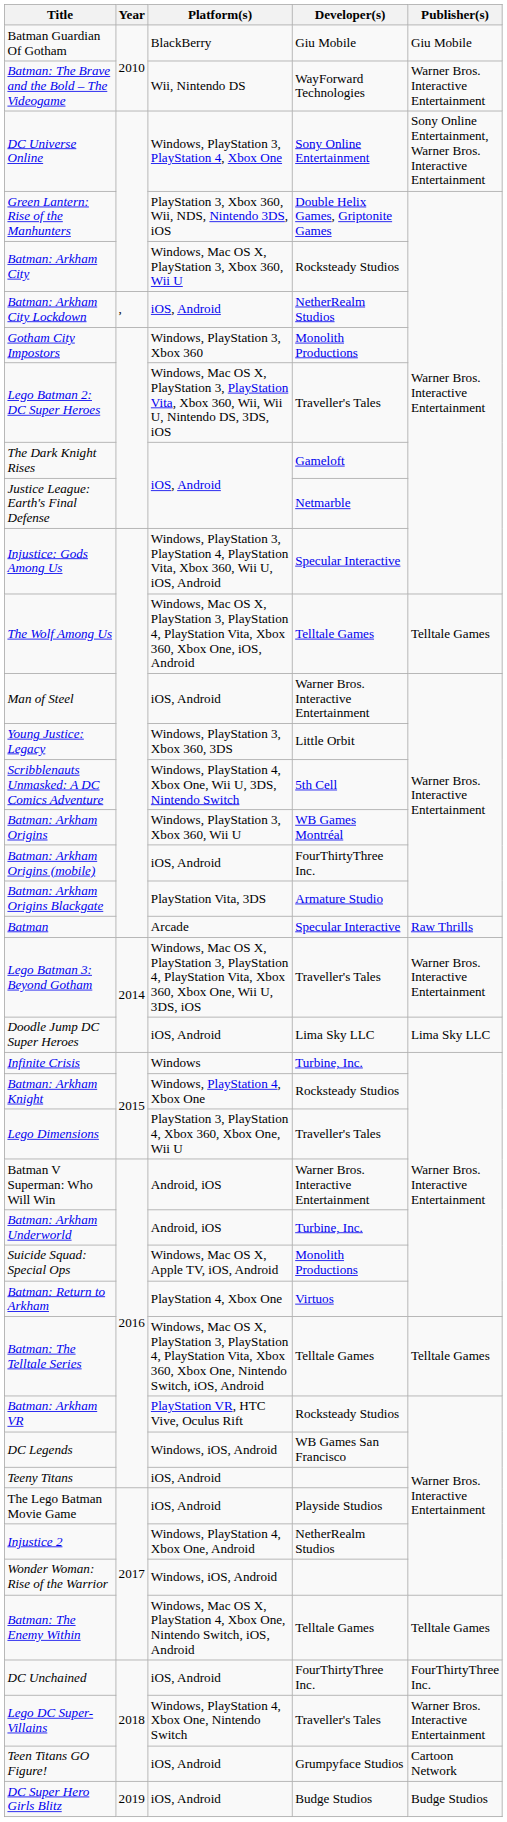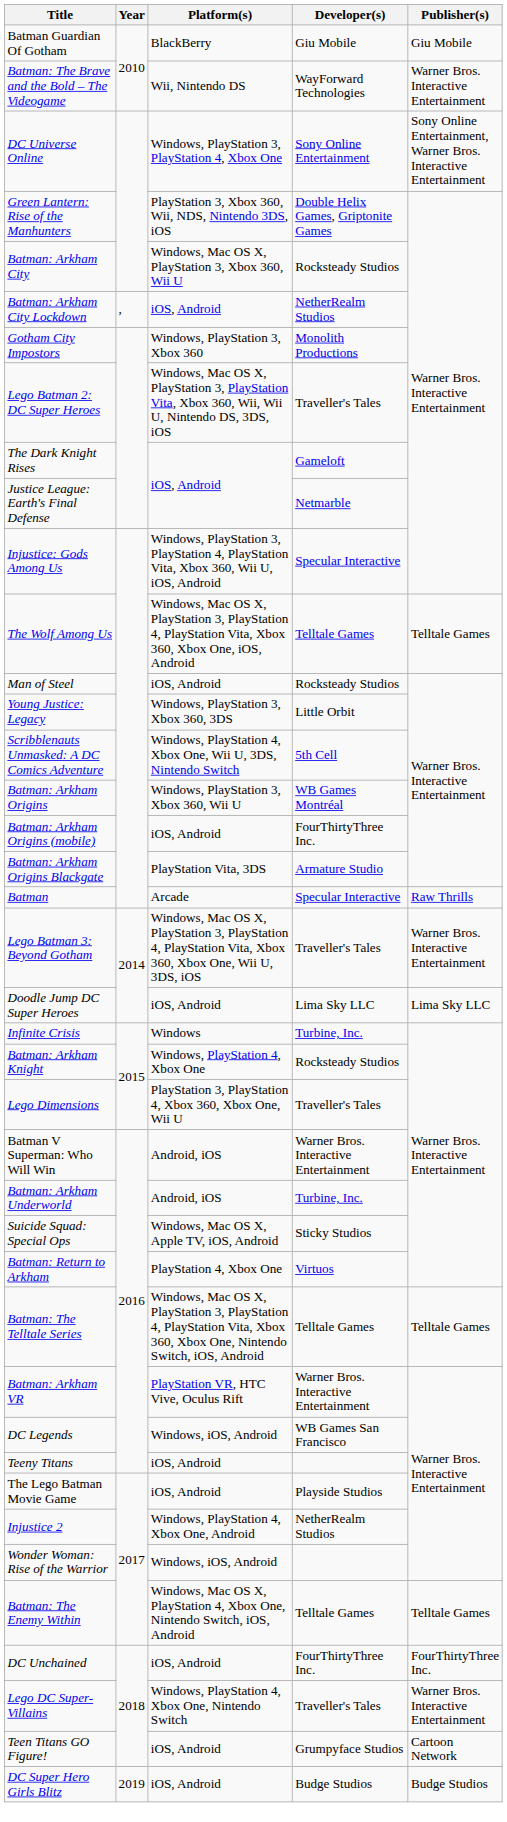(332, 698) Warner Bros. Interactive Entertainment -> (347, 683) Rocksteady Studios
(327, 1263) Monolith Productions -> (333, 1233) Sticky Studios
(347, 1414) Rocksteady Studios -> (332, 1391) Warner Bros. Interactive Entertainment
